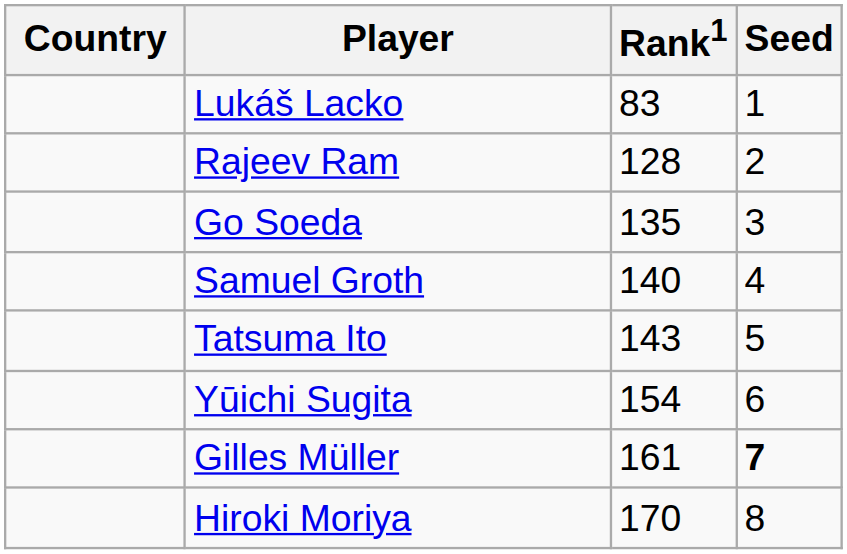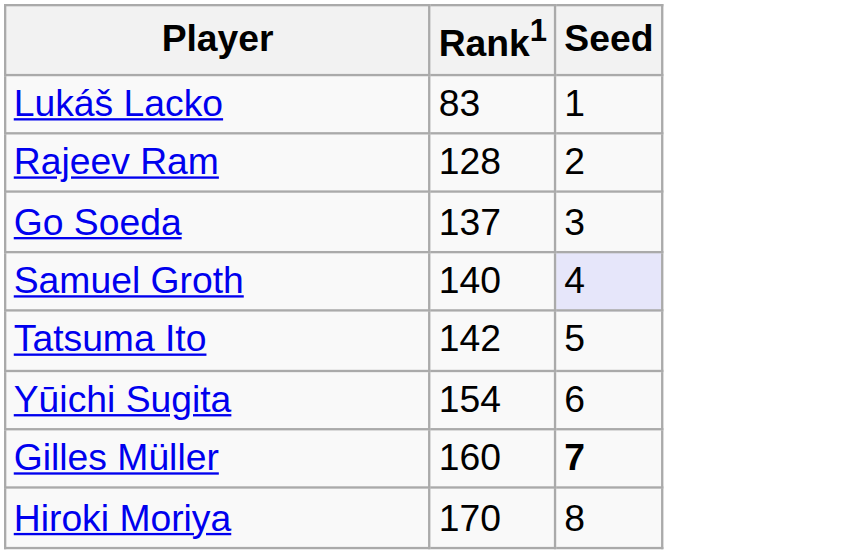- column: (95, 39)
(650, 221) 135 -> (470, 221) 137
(755, 280) no background -> (575, 280) lavender background
(650, 339) 143 -> (470, 339) 142
(650, 458) 161 -> (470, 458) 160
